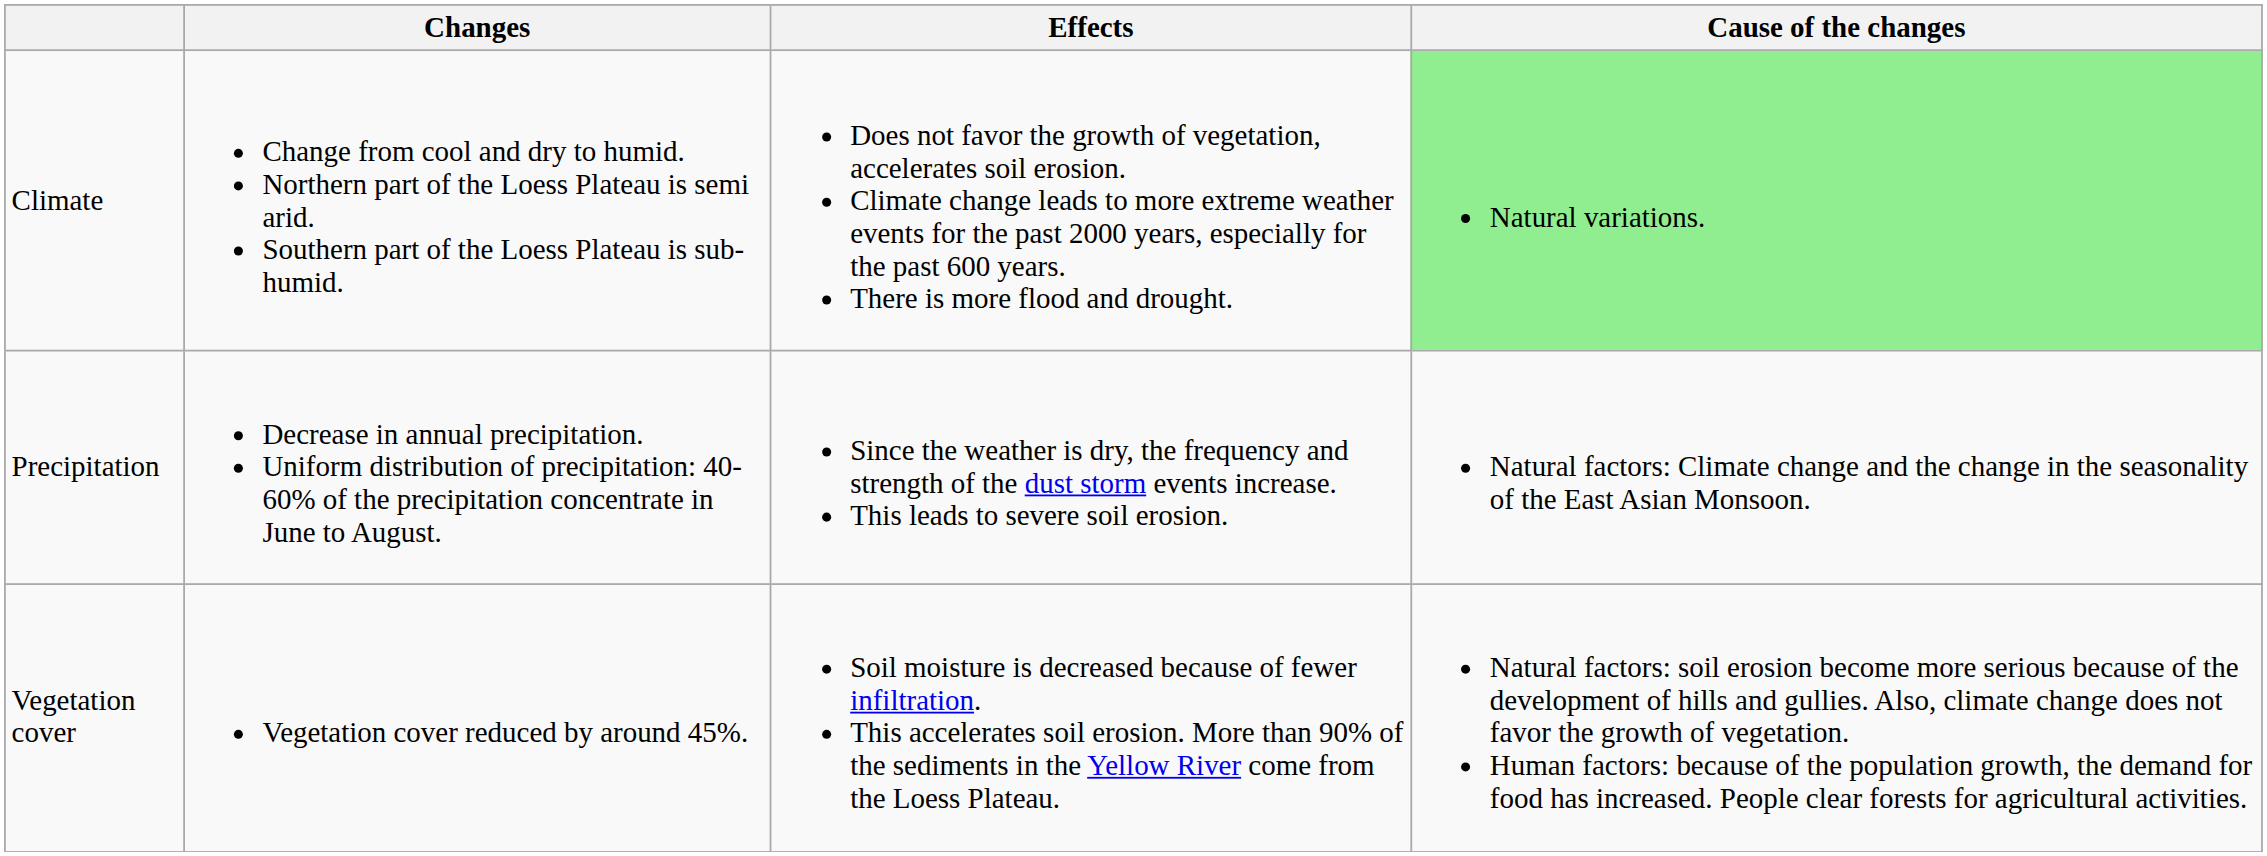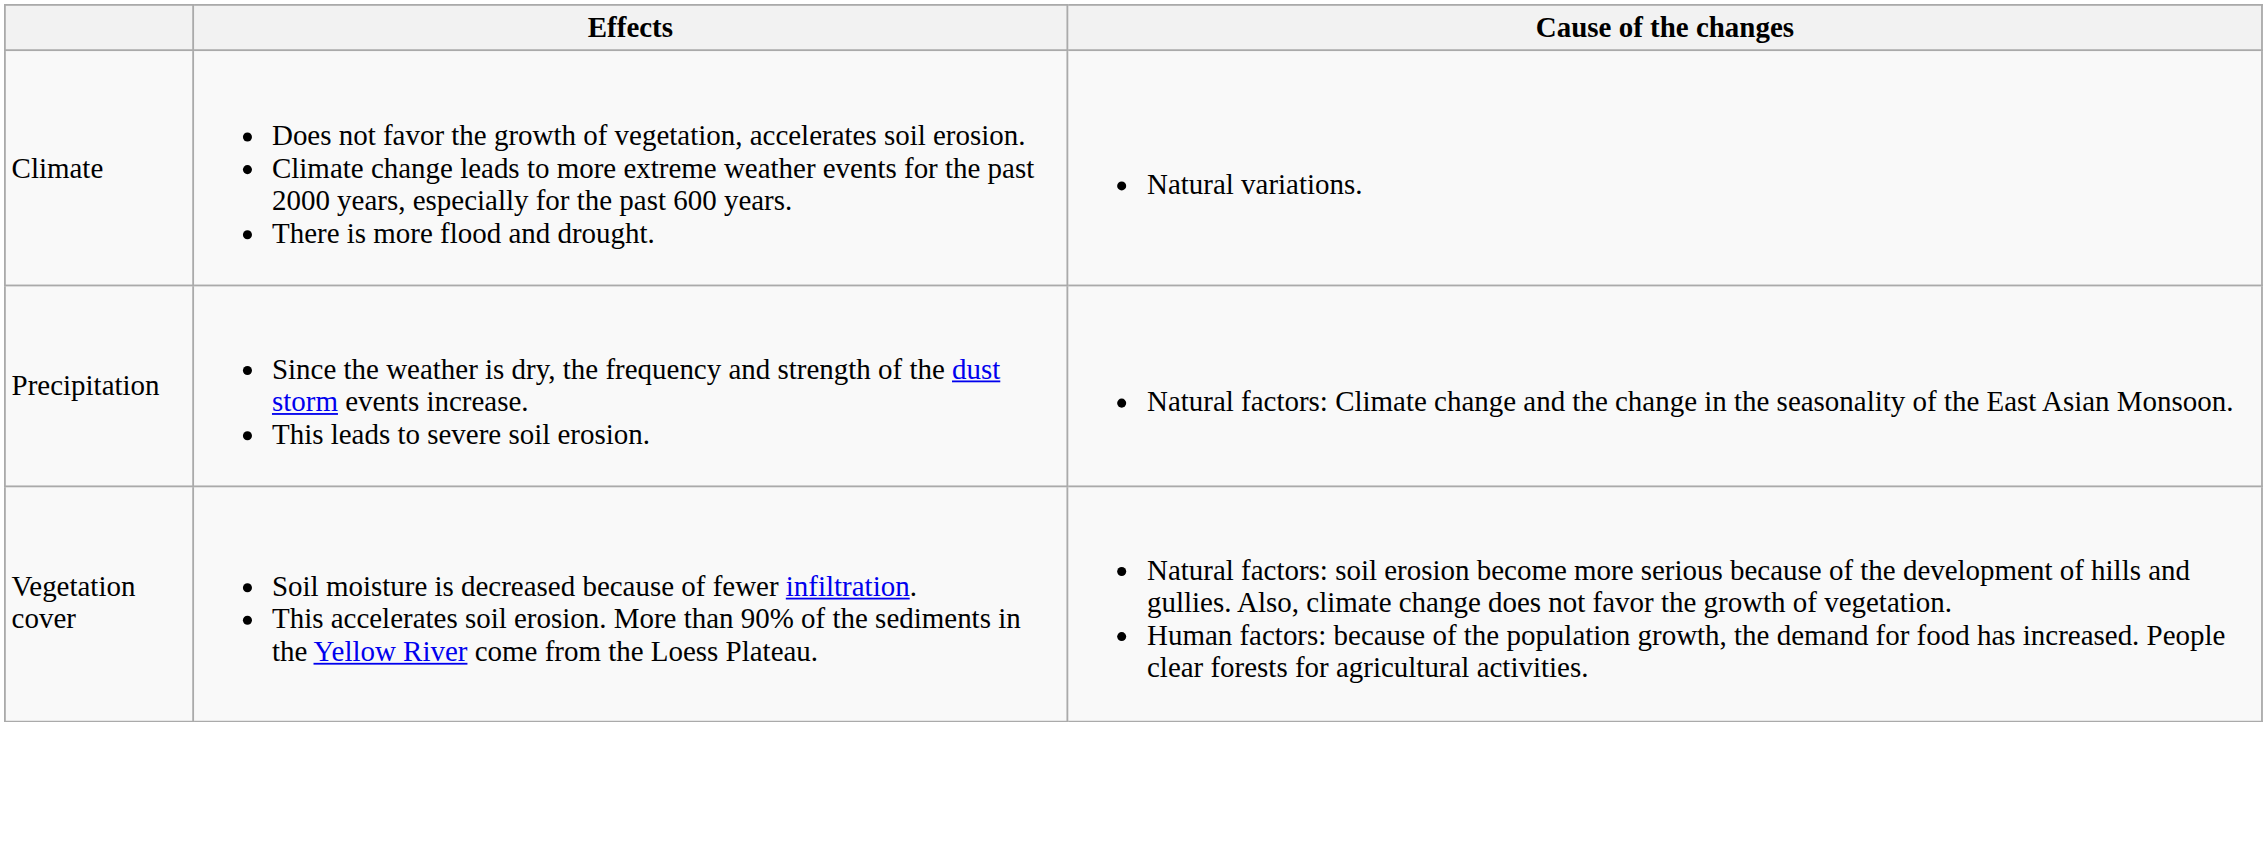- column: (477, 27)
(1836, 217) lightgreen background -> (1665, 184) no background
